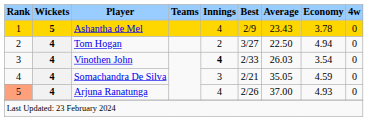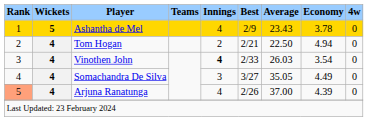(250, 44) 3/27 -> (250, 44) 2/21
(250, 76) 2/21 -> (250, 76) 3/27
(323, 76) 4.59 -> (323, 76) 4.49
(323, 92) 4.93 -> (323, 92) 4.39
